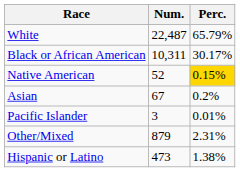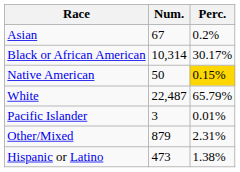rows swapped: (23, 34) <-> (22, 95)
(169, 55) 10,311 -> (169, 55) 10,314
(158, 75) 52 -> (158, 75) 50
